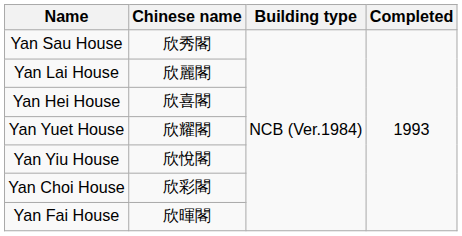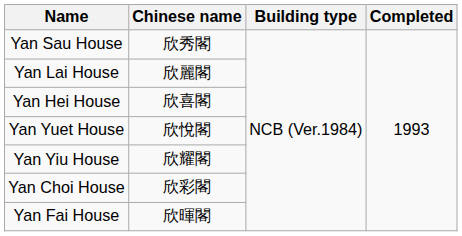(187, 129) 欣耀閣 -> (187, 129) 欣悅閣
(187, 158) 欣悅閣 -> (187, 158) 欣耀閣
